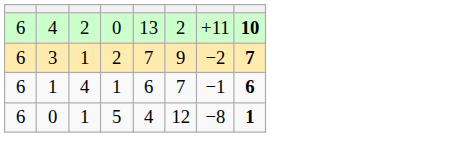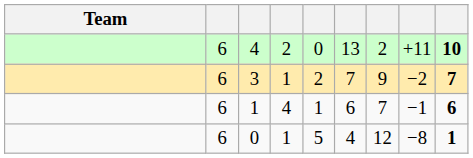+ column: (105, 19)
